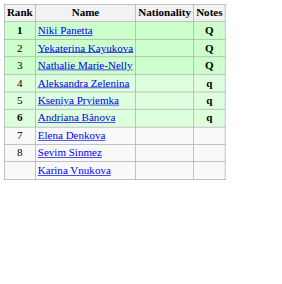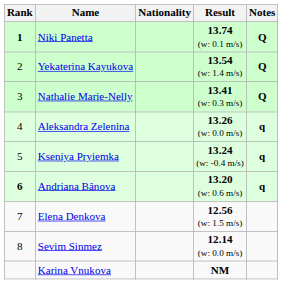+ column: (220, 13)
